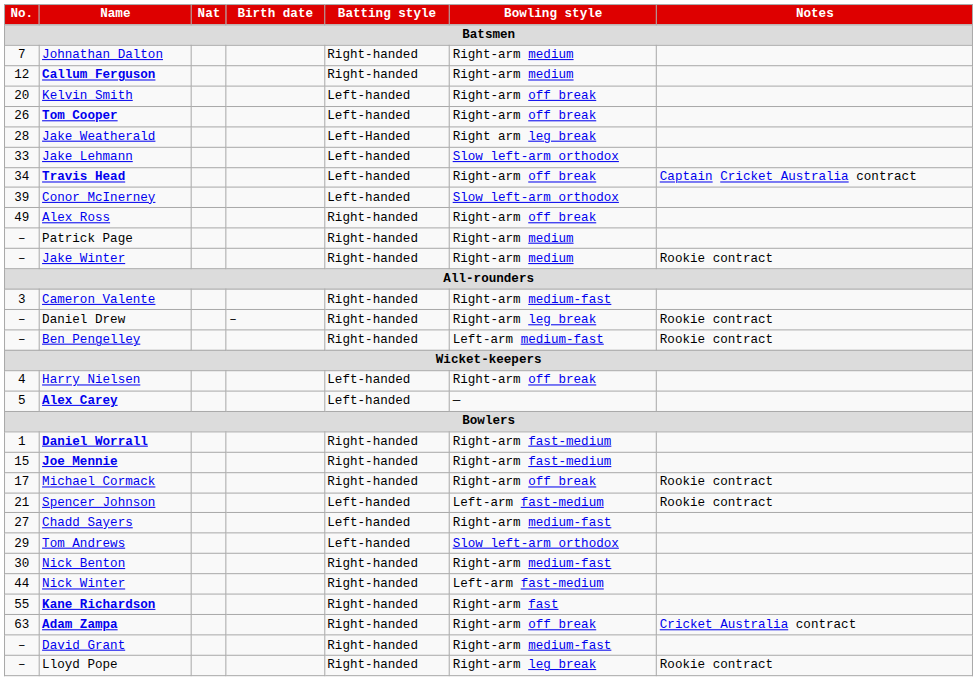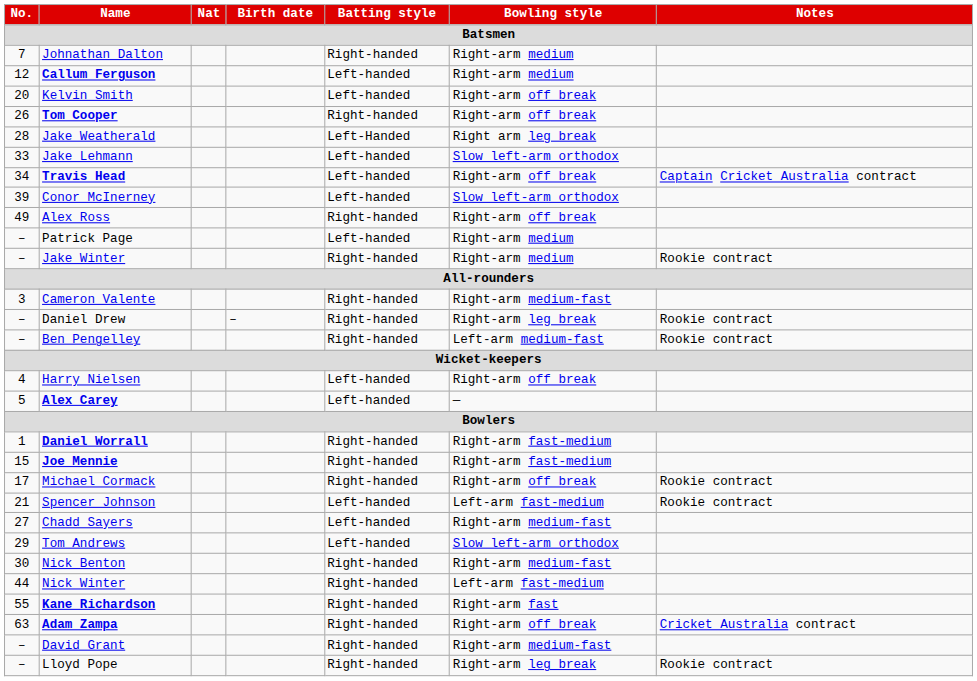(373, 76) Right-handed -> (369, 76) Left-handed
(369, 117) Left-handed -> (373, 117) Right-handed
(373, 239) Right-handed -> (369, 239) Left-handed
